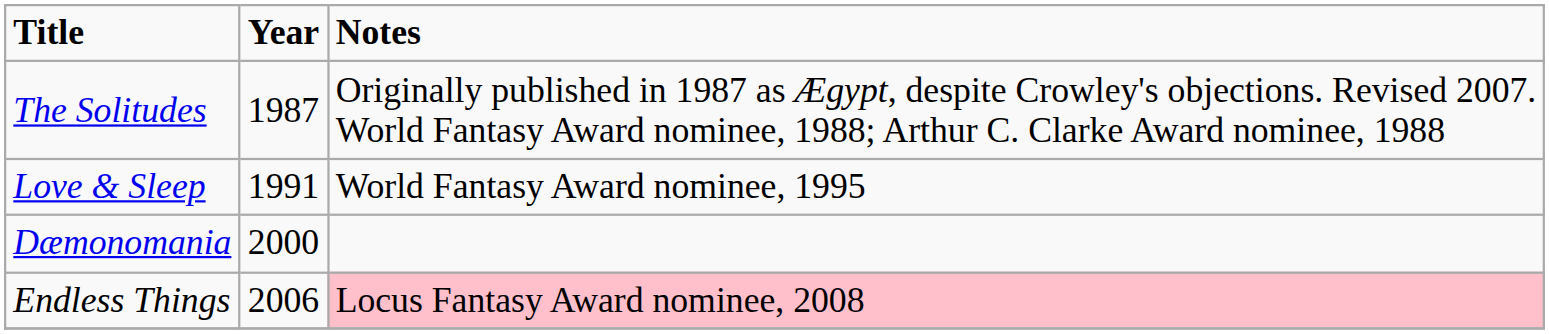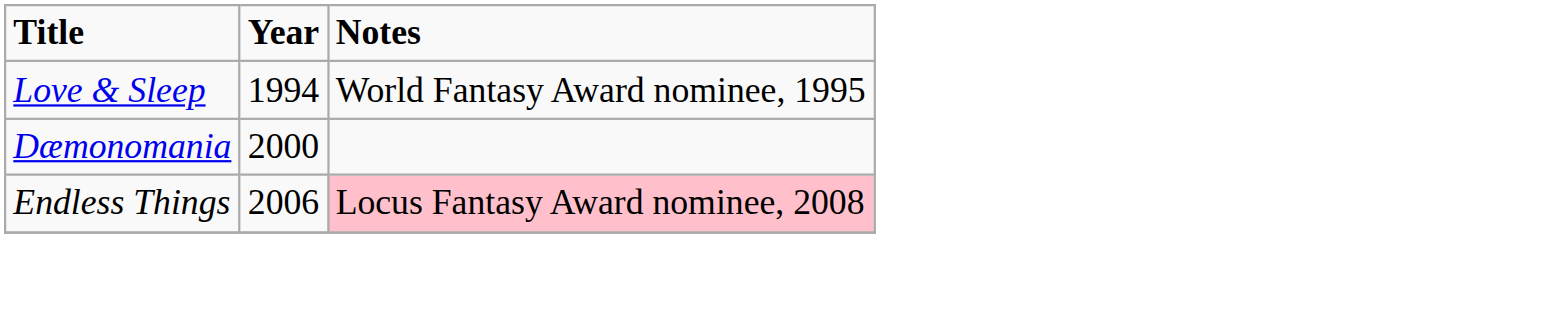- row: (110, 109)
(284, 186) 1991 -> (284, 89) 1994
